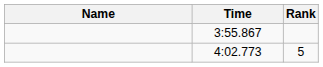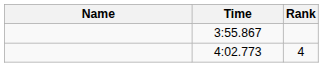(301, 52) 5 -> (301, 52) 4
